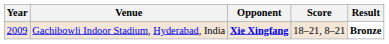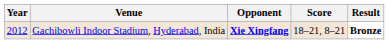(17, 30) 2009 -> (17, 30) 2012
